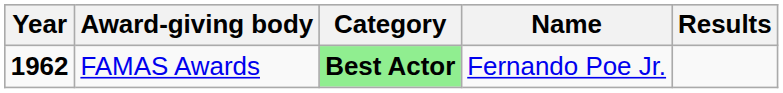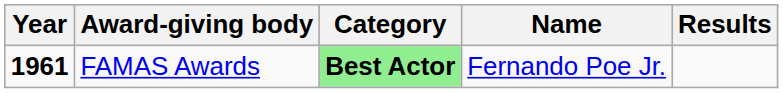(40, 66) 1962 -> (40, 66) 1961
